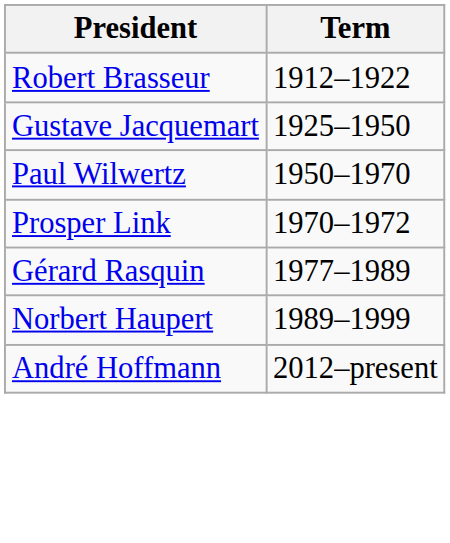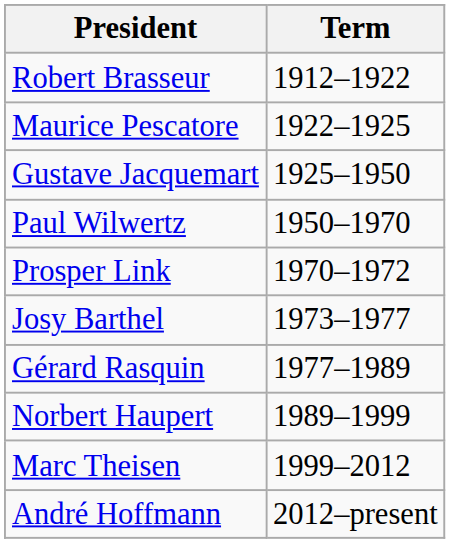+ row: (125, 125)
+ row: (88, 319)
+ row: (96, 464)
